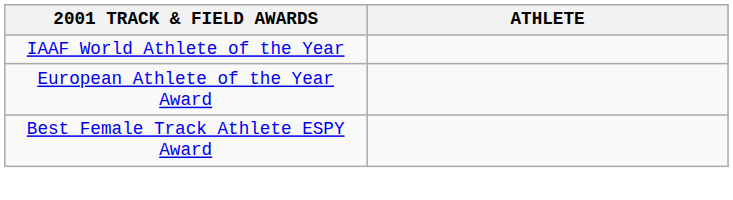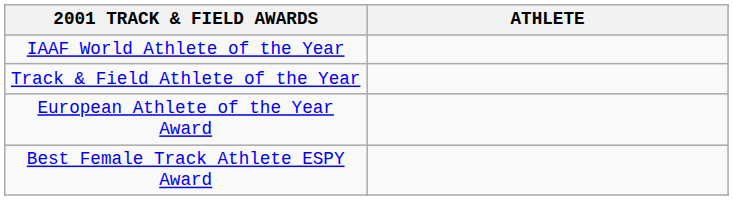+ row: (186, 79)
